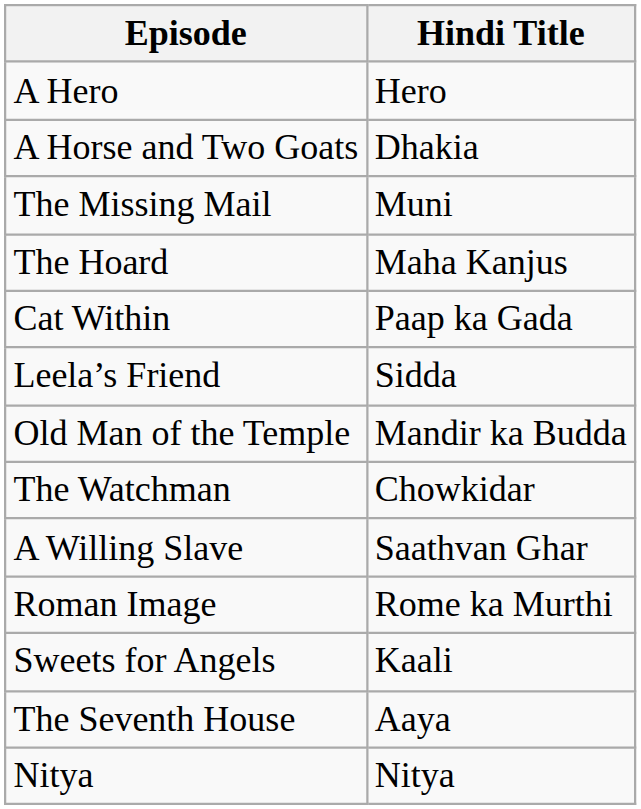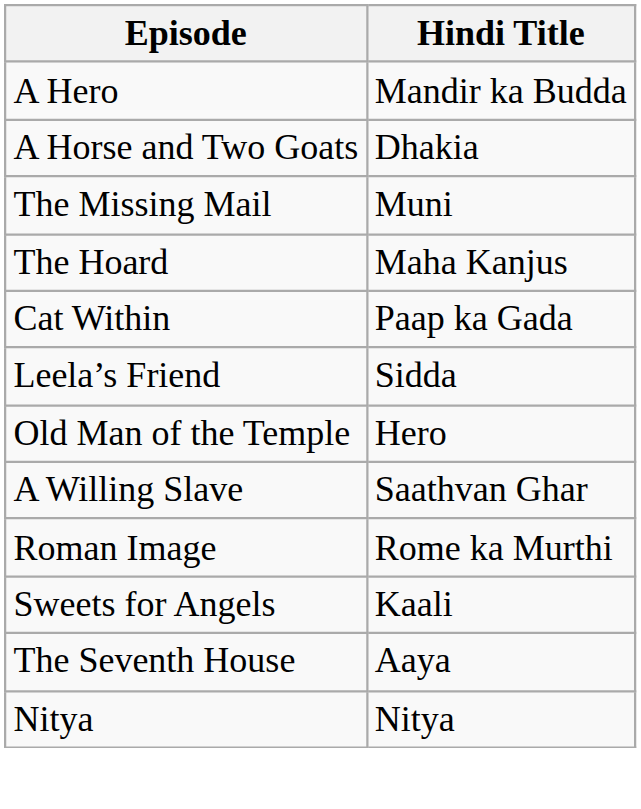(411, 90) Hero -> (501, 90) Mandir ka Budda
(501, 432) Mandir ka Budda -> (411, 432) Hero
- row: (122, 489)
